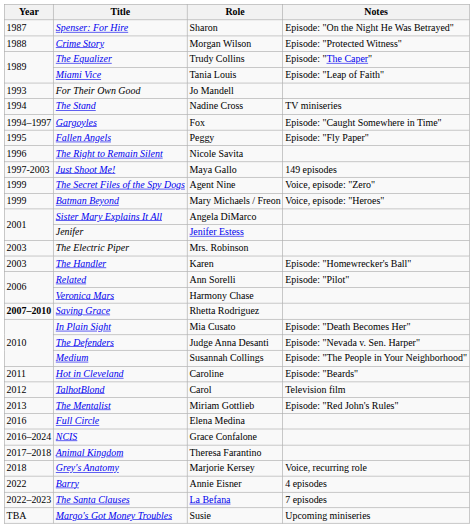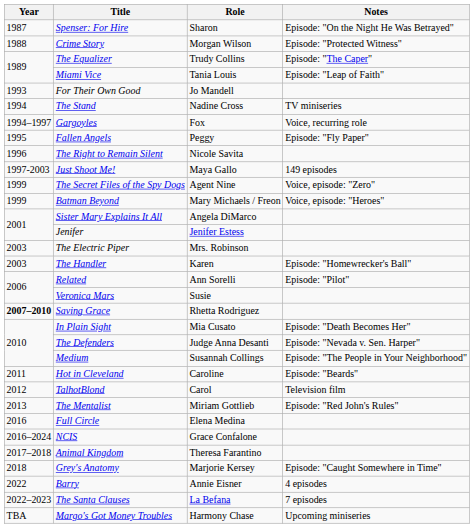(363, 122) Episode: "Caught Somewhere in Time" -> (326, 122) Voice, recurring role
(222, 295) Harmony Chase -> (200, 295) Susie
(326, 468) Voice, recurring role -> (363, 468) Episode: "Caught Somewhere in Time"
(200, 515) Susie -> (222, 515) Harmony Chase
